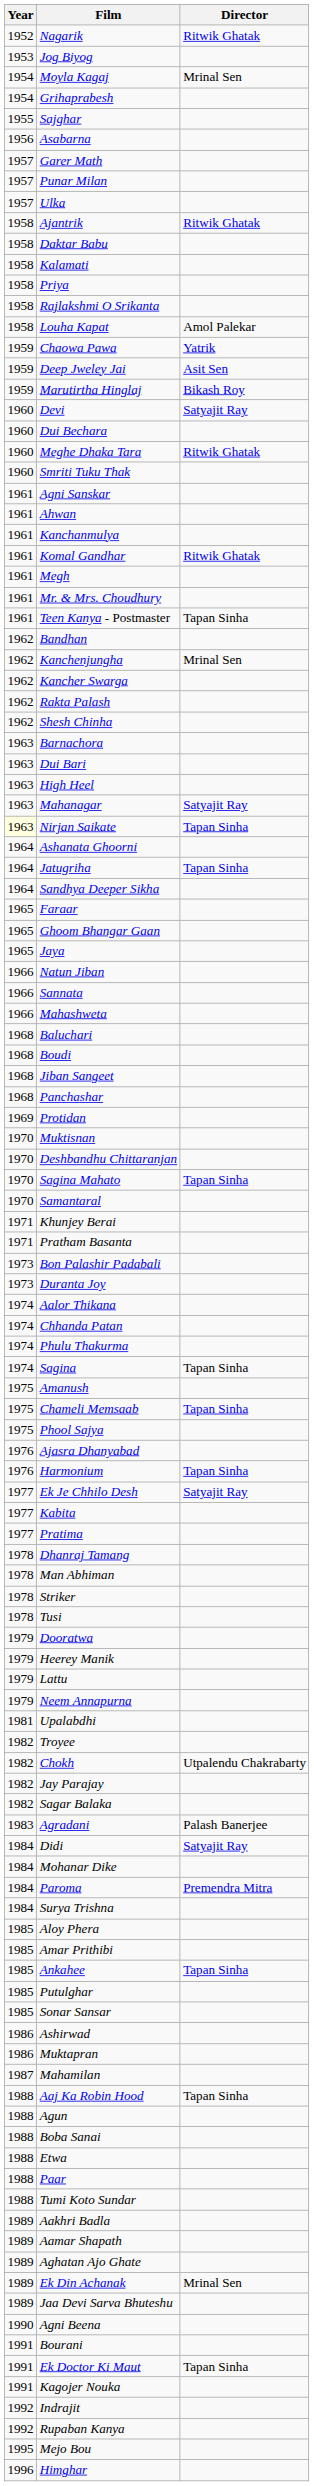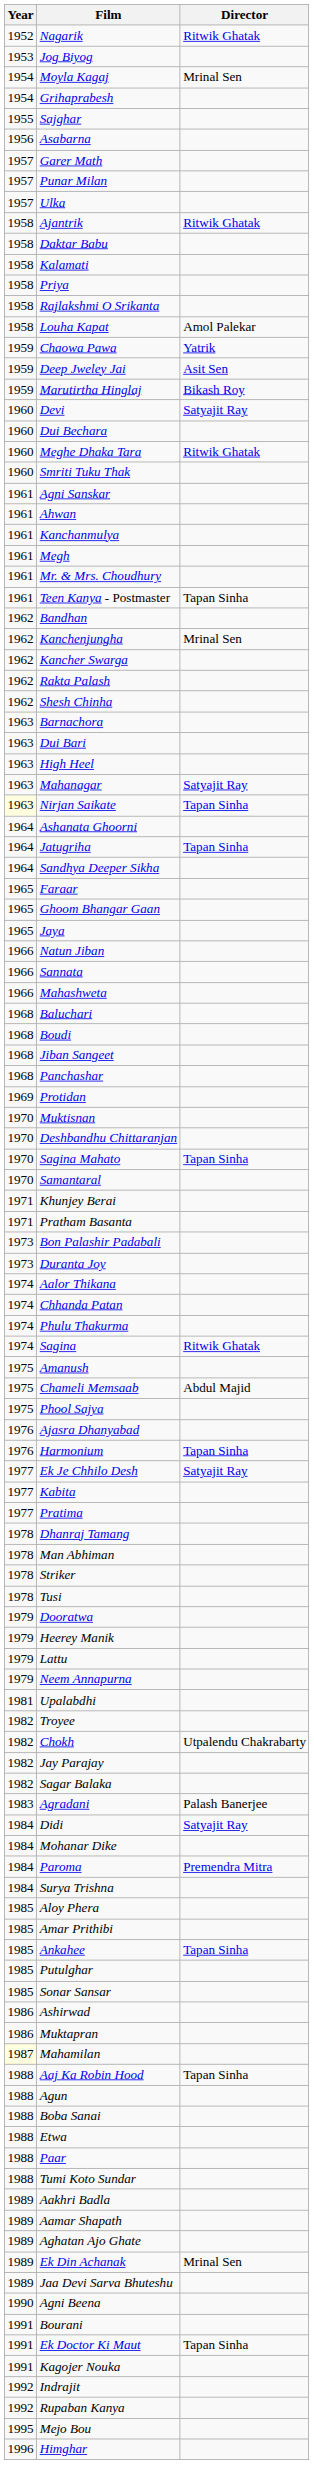- row: (83, 555)
(216, 1367) Tapan Sinha -> (222, 1346) Ritwik Ghatak
(216, 1409) Tapan Sinha -> (217, 1388) Abdul Majid
(21, 2074) no background -> (21, 2054) lightyellow background
